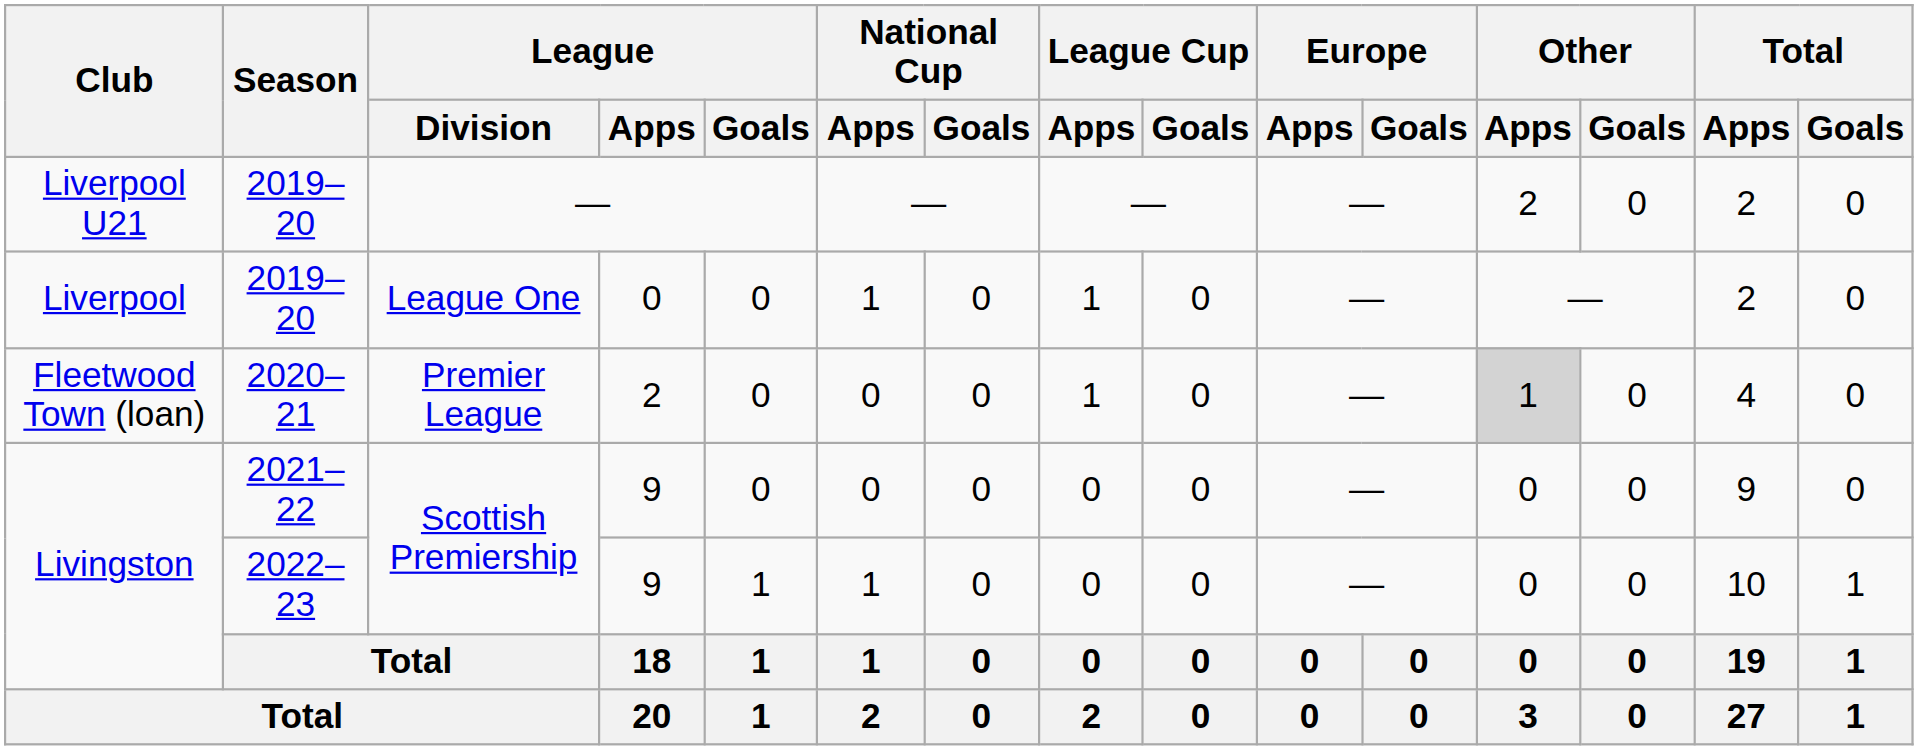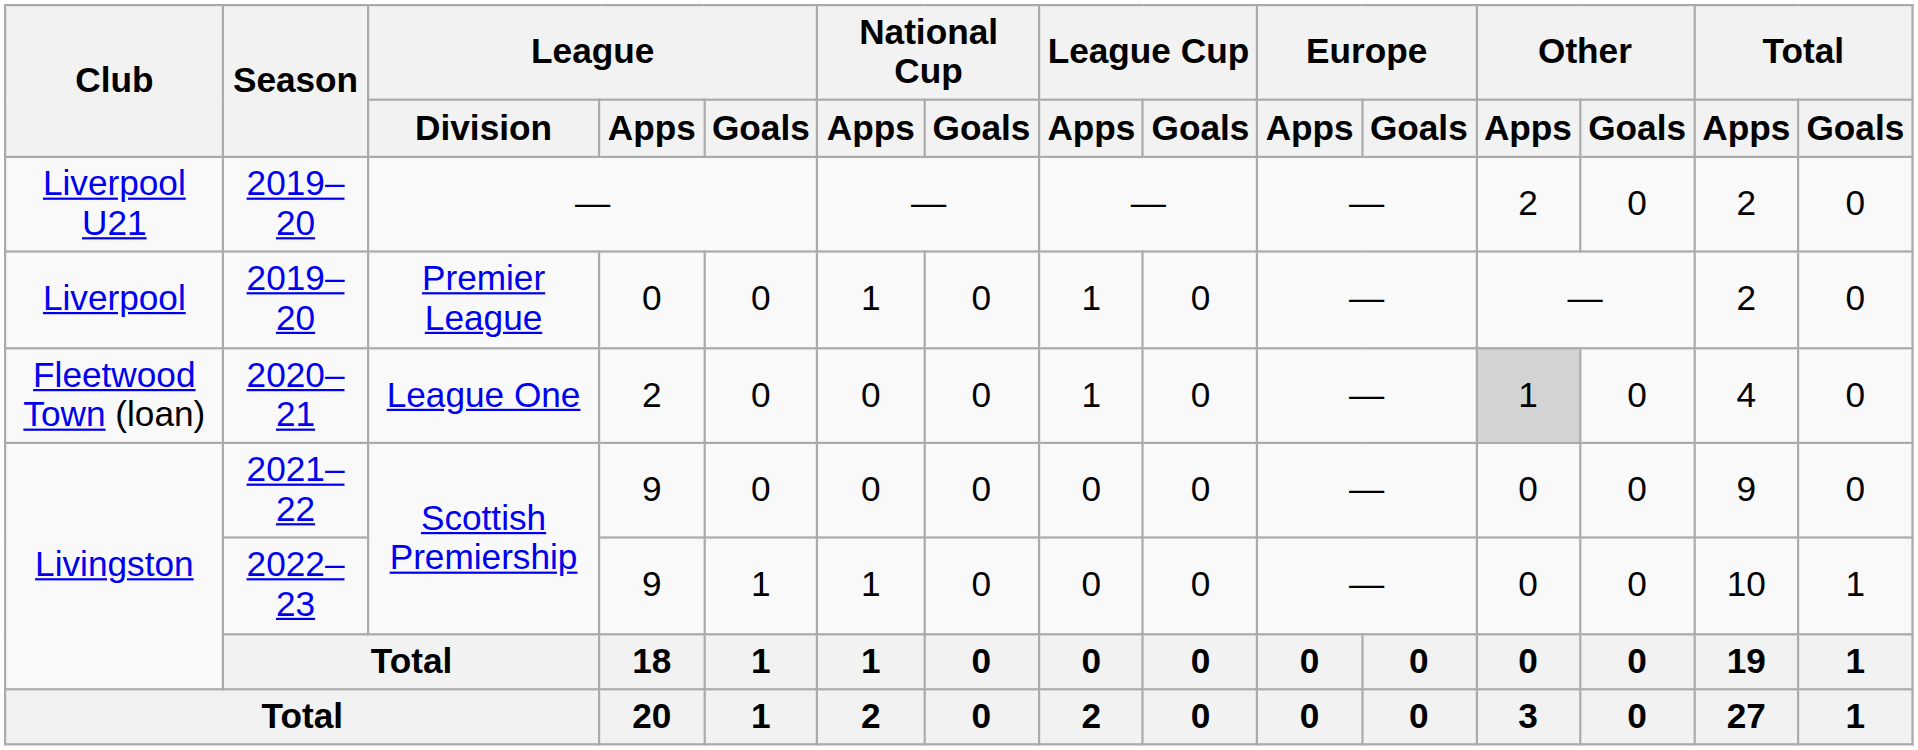(484, 298) League One -> (484, 298) Premier League
(484, 394) Premier League -> (484, 394) League One
